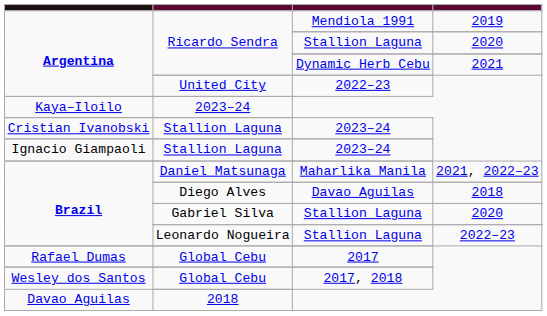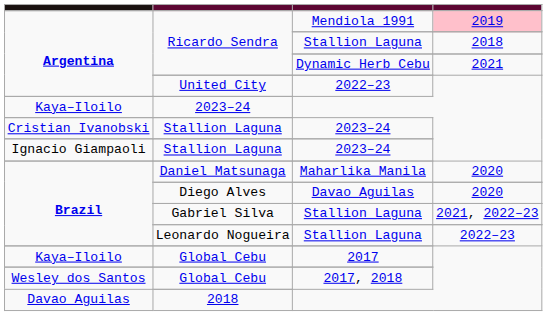(487, 21) no background -> (487, 21) pink background
(487, 43) 2020 -> (487, 43) 2018
(487, 171) 2021, 2022–23 -> (487, 171) 2020
(487, 193) 2018 -> (487, 193) 2020
(487, 214) 2020 -> (487, 214) 2021, 2022–23
(79, 257) Rafael Dumas -> (79, 257) Kaya–Iloilo
